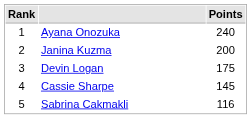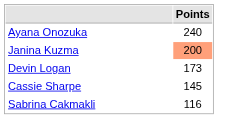- column: (22, 14)
(226, 51) no background -> (193, 51) lightsalmon background
(226, 68) 175 -> (193, 68) 173
